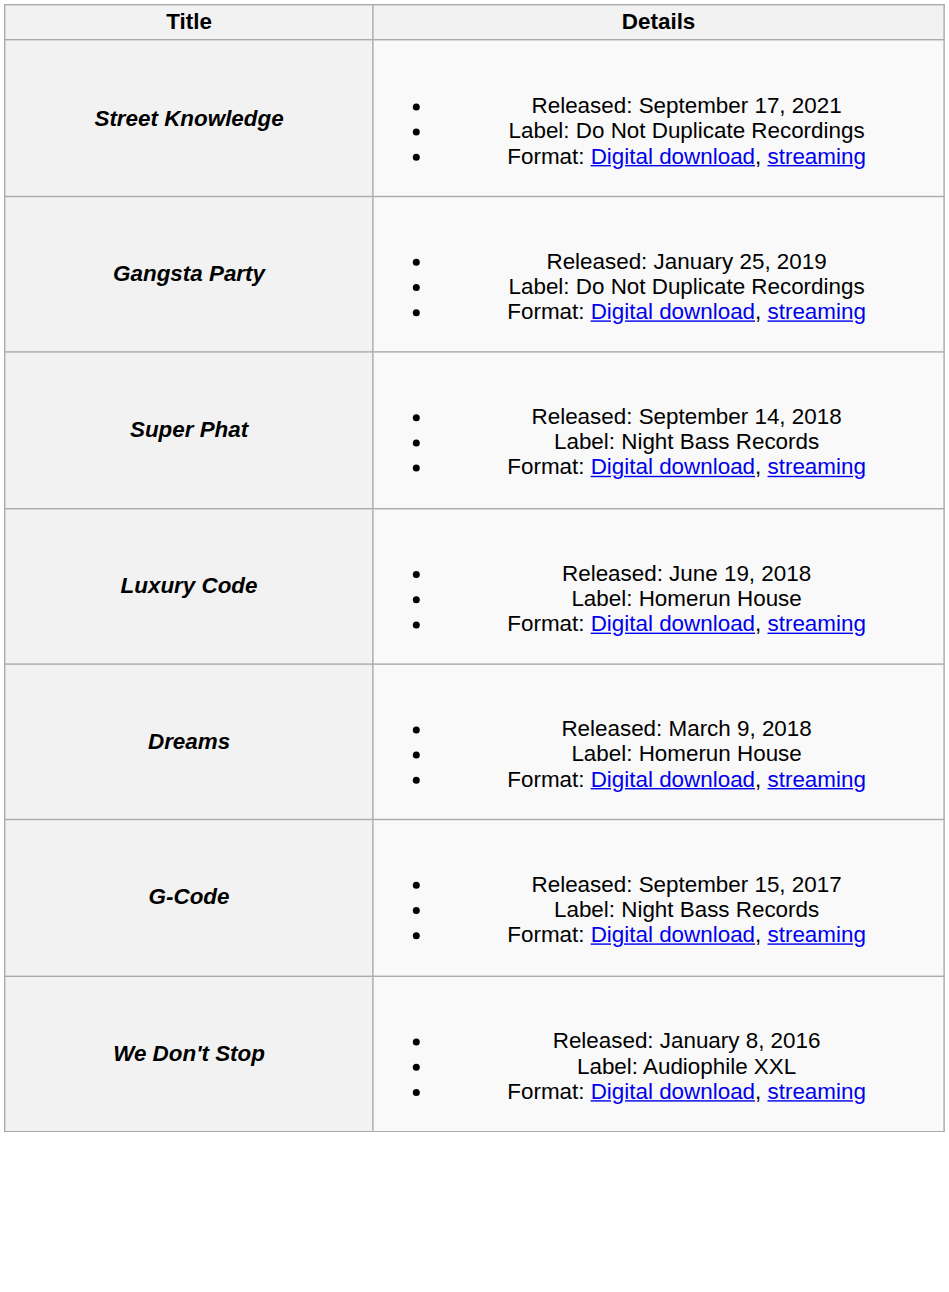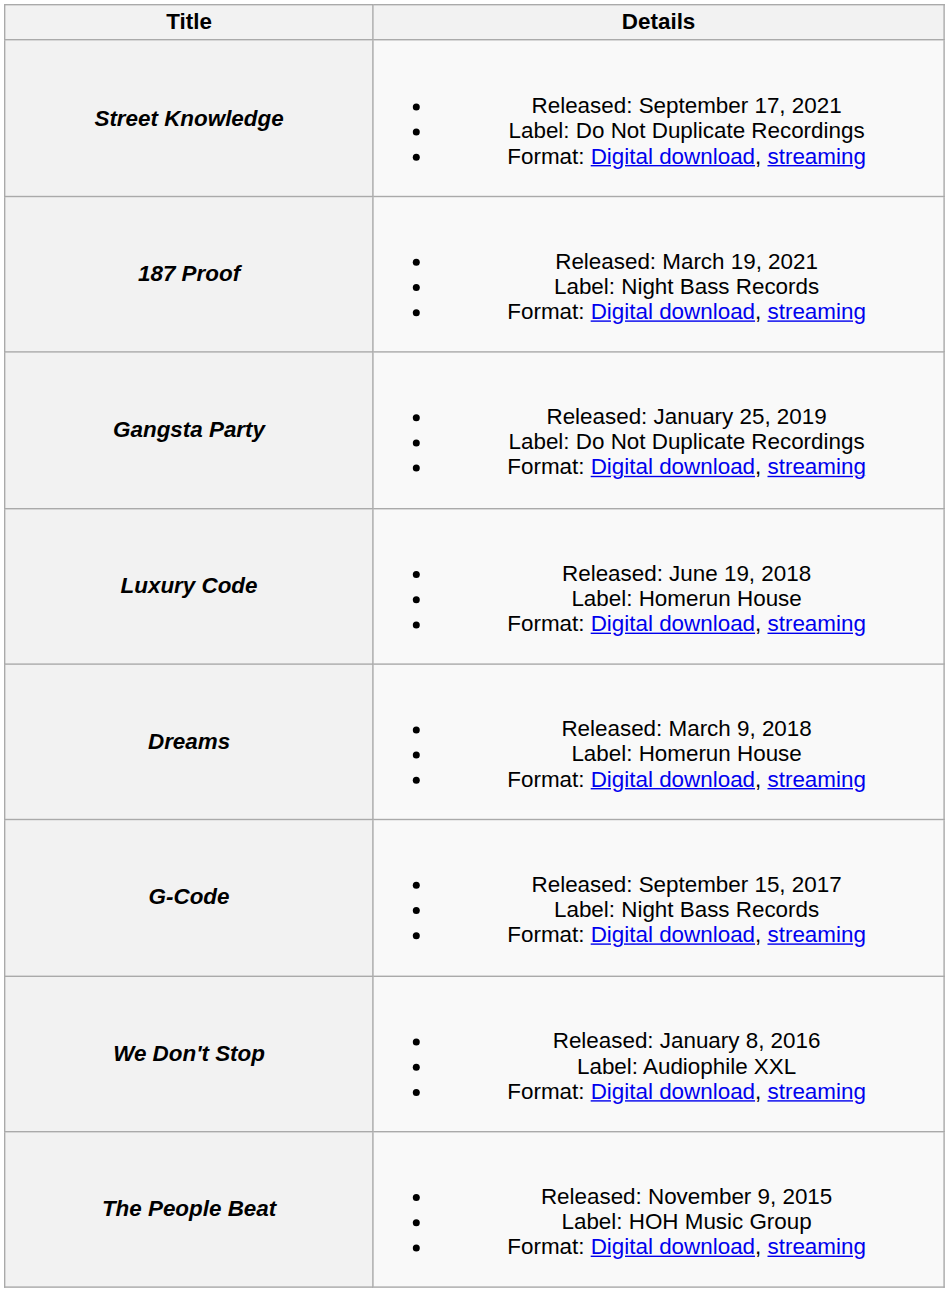+ row: (189, 273)
- row: (189, 429)
+ row: (189, 1209)
